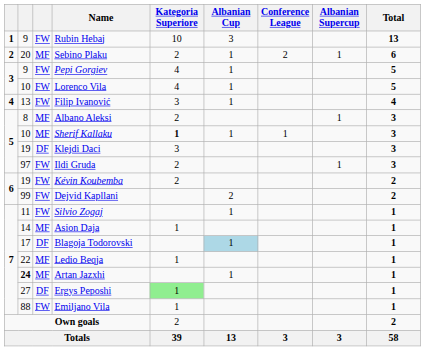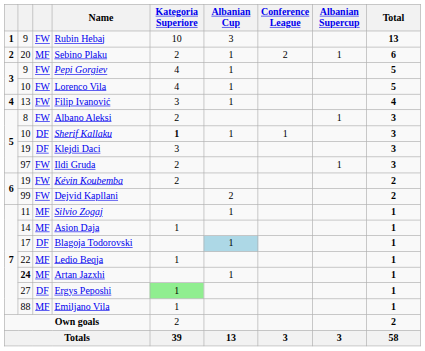(42, 117) MF -> (42, 117) FW
(42, 133) MF -> (42, 133) DF
(42, 212) FW -> (42, 212) MF
(42, 306) FW -> (42, 306) MF
